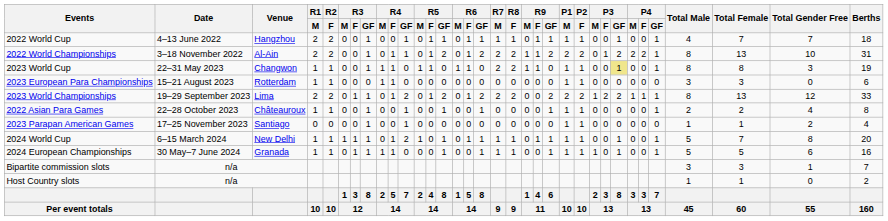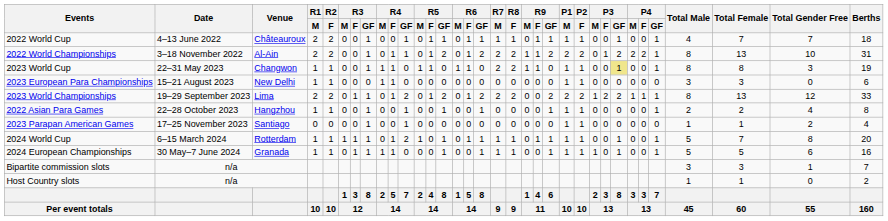(275, 40) Hangzhou -> (280, 40) Châteauroux
(275, 82) Rotterdam -> (275, 82) New Delhi
(280, 110) Châteauroux -> (275, 110) Hangzhou
(275, 139) New Delhi -> (275, 139) Rotterdam
